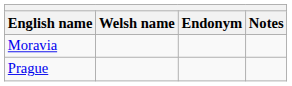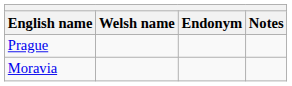rows swapped: (32, 45) <-> (28, 68)
